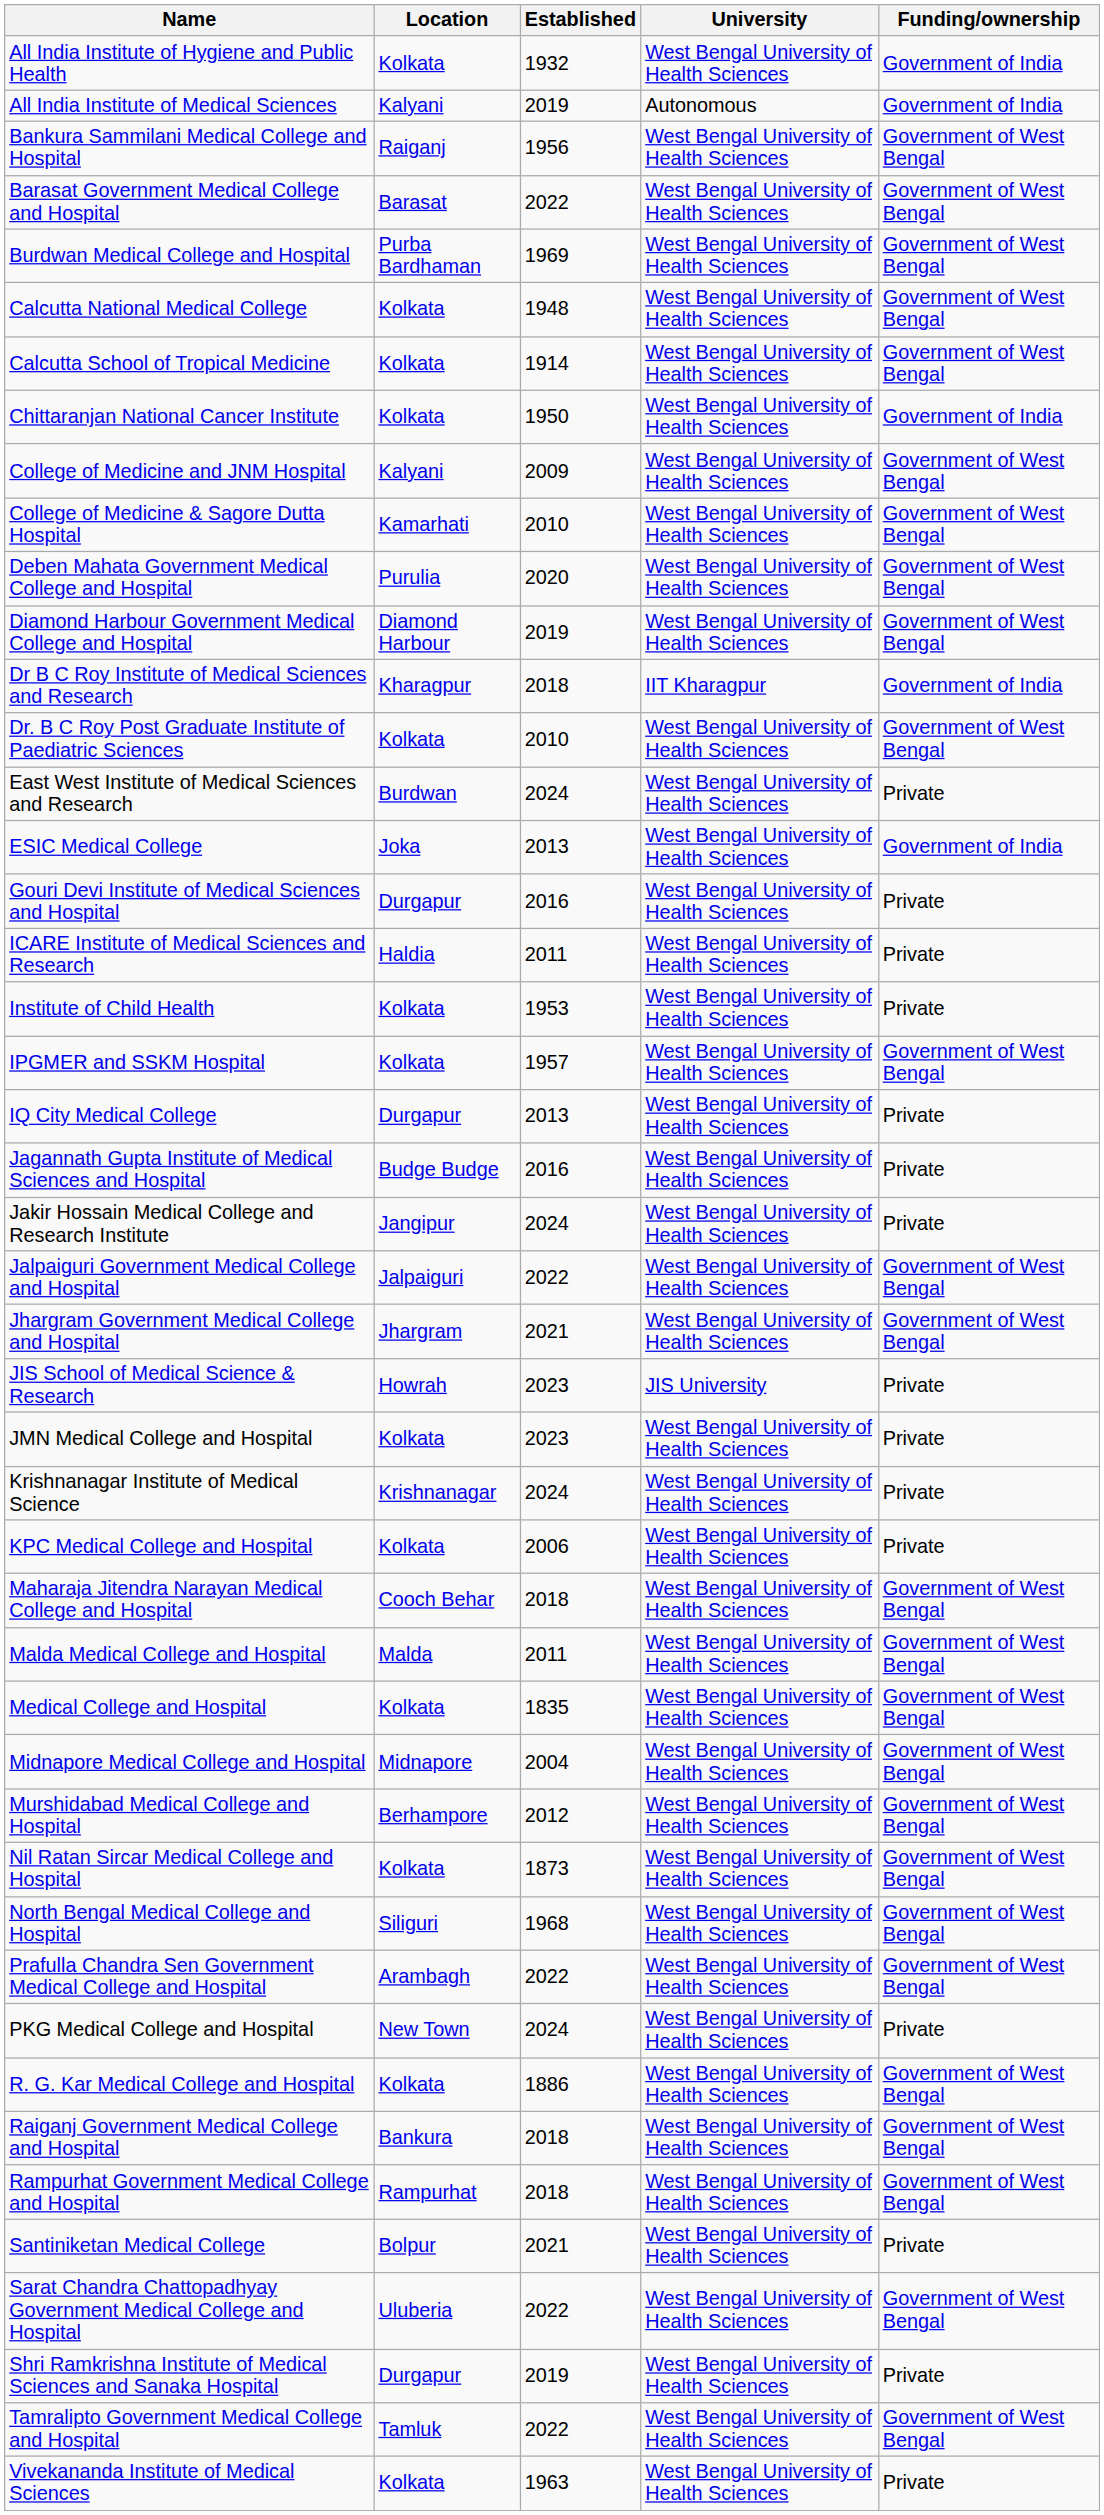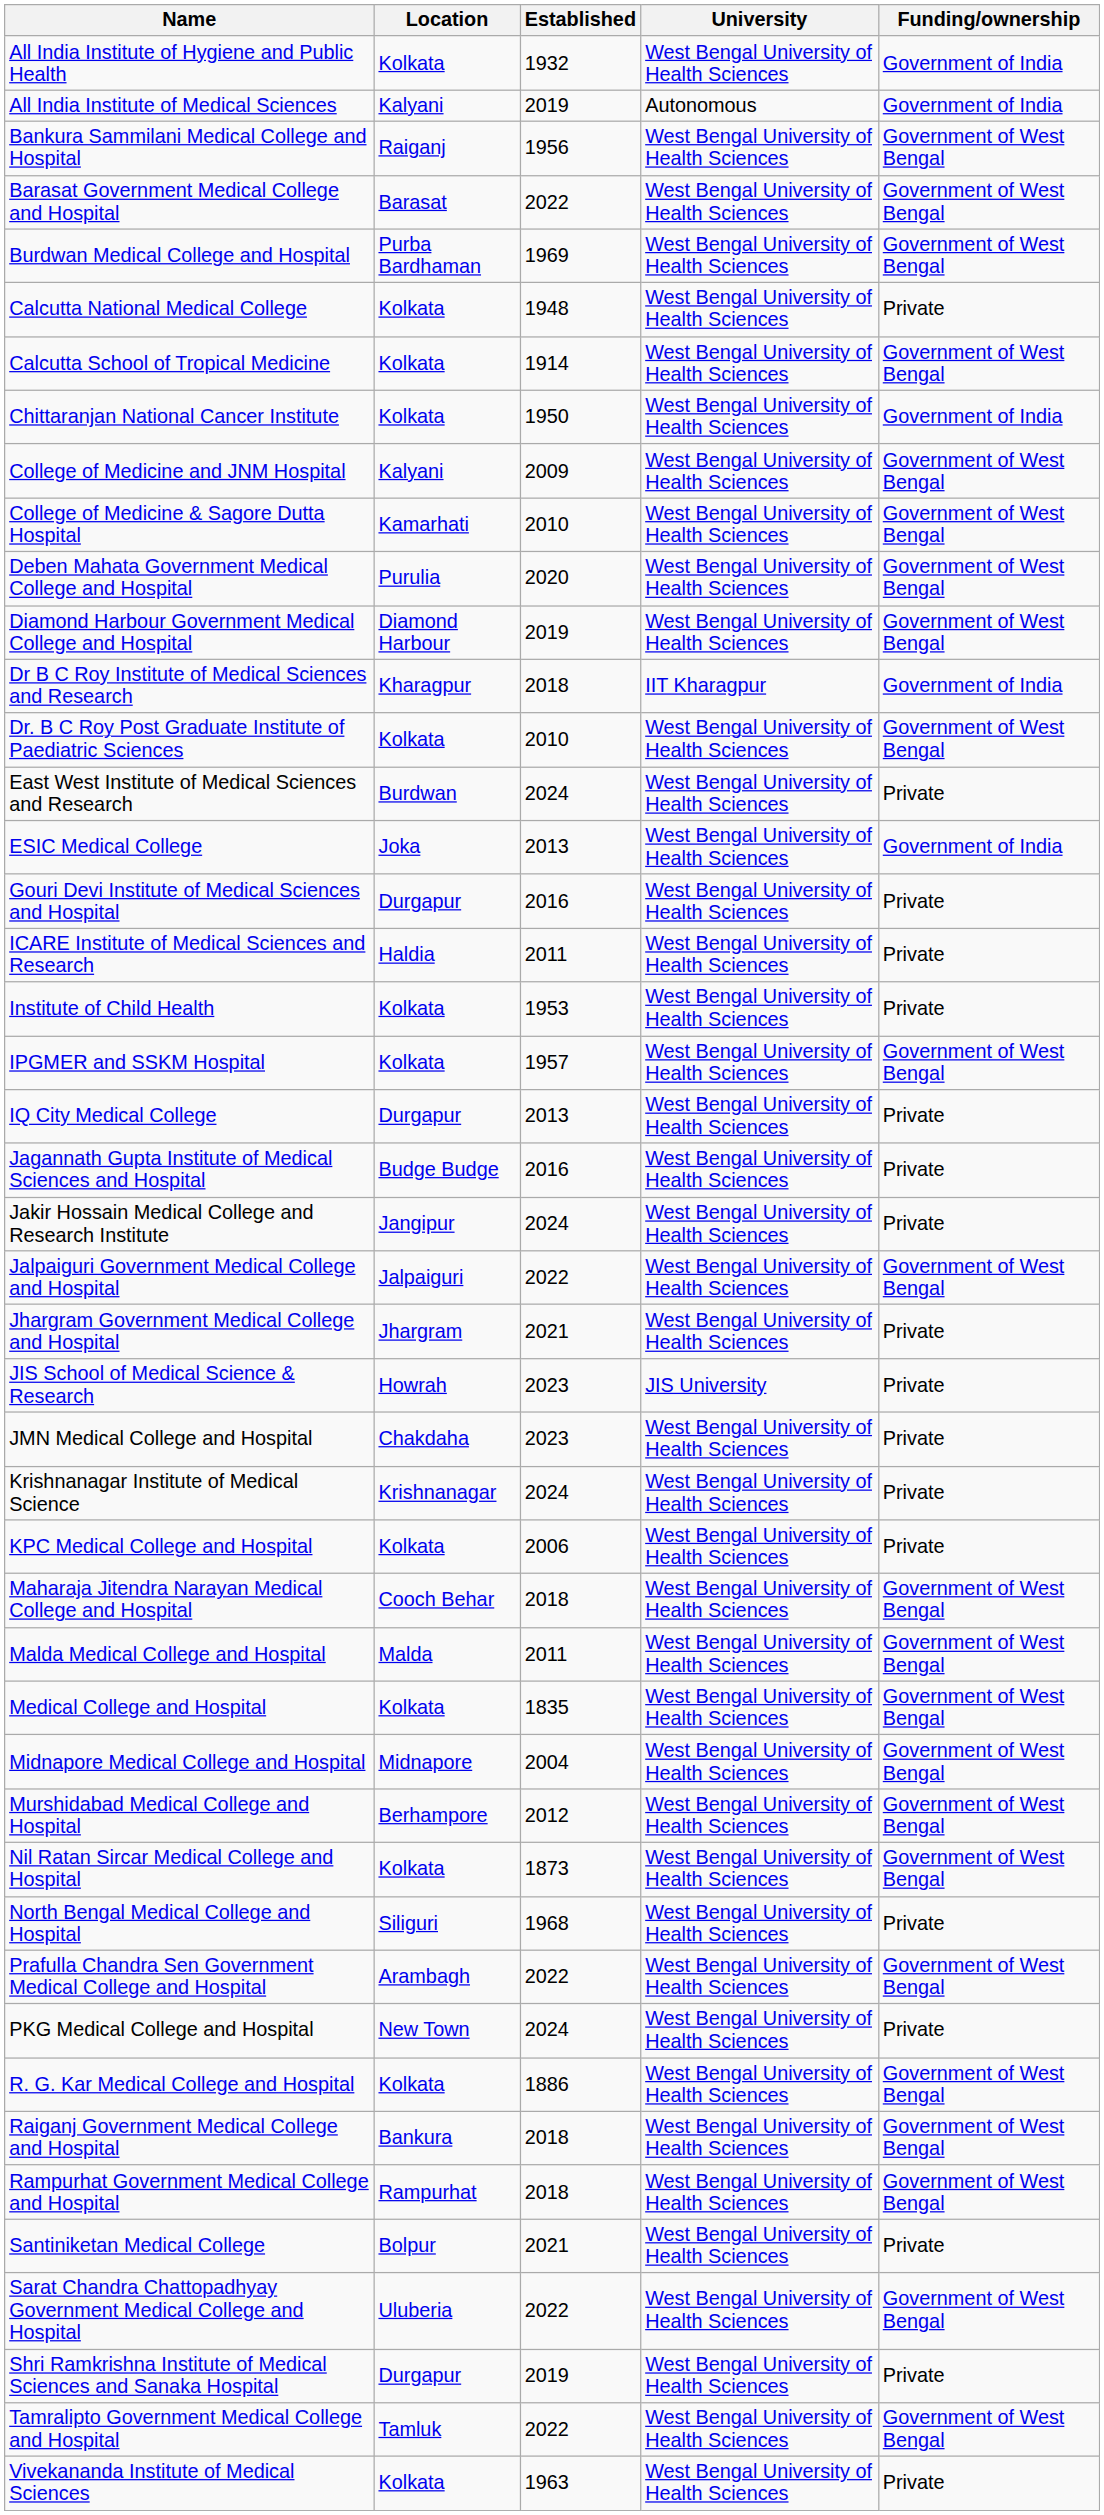(974, 309) Government of West Bengal -> (914, 309) Private
(974, 1331) Government of West Bengal -> (914, 1331) Private
(412, 1438) Kolkata -> (424, 1438) Chakdaha
(974, 1923) Government of West Bengal -> (914, 1923) Private
